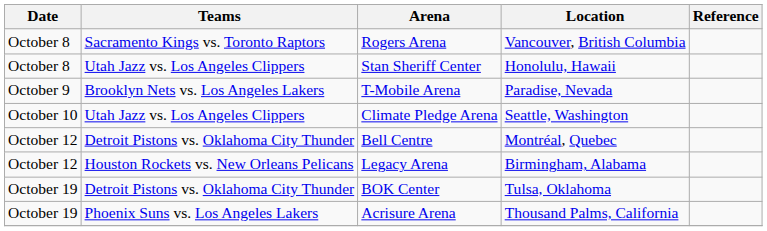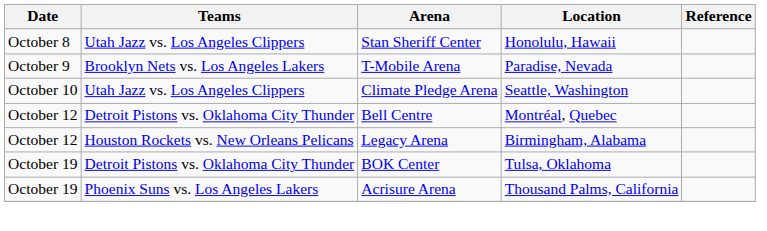- row: (404, 41)
